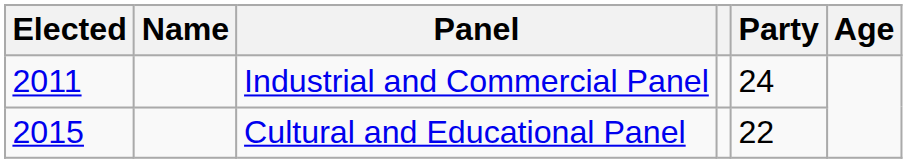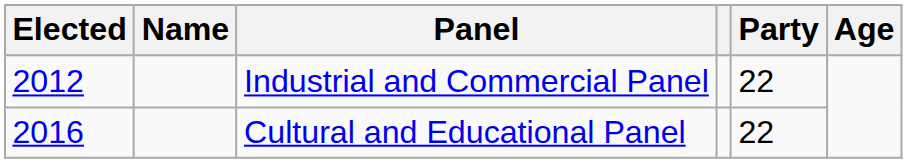(47, 81) 2011 -> (48, 81) 2012
(756, 81) 24 -> (756, 81) 22
(48, 132) 2015 -> (48, 132) 2016
